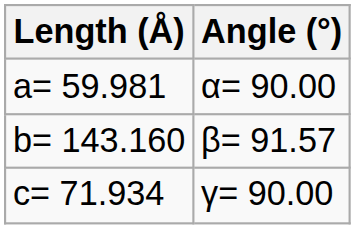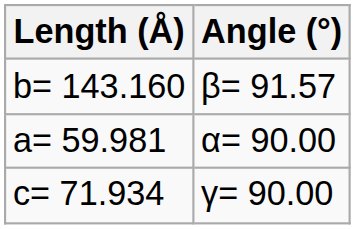rows swapped: (90, 85) <-> (99, 140)
